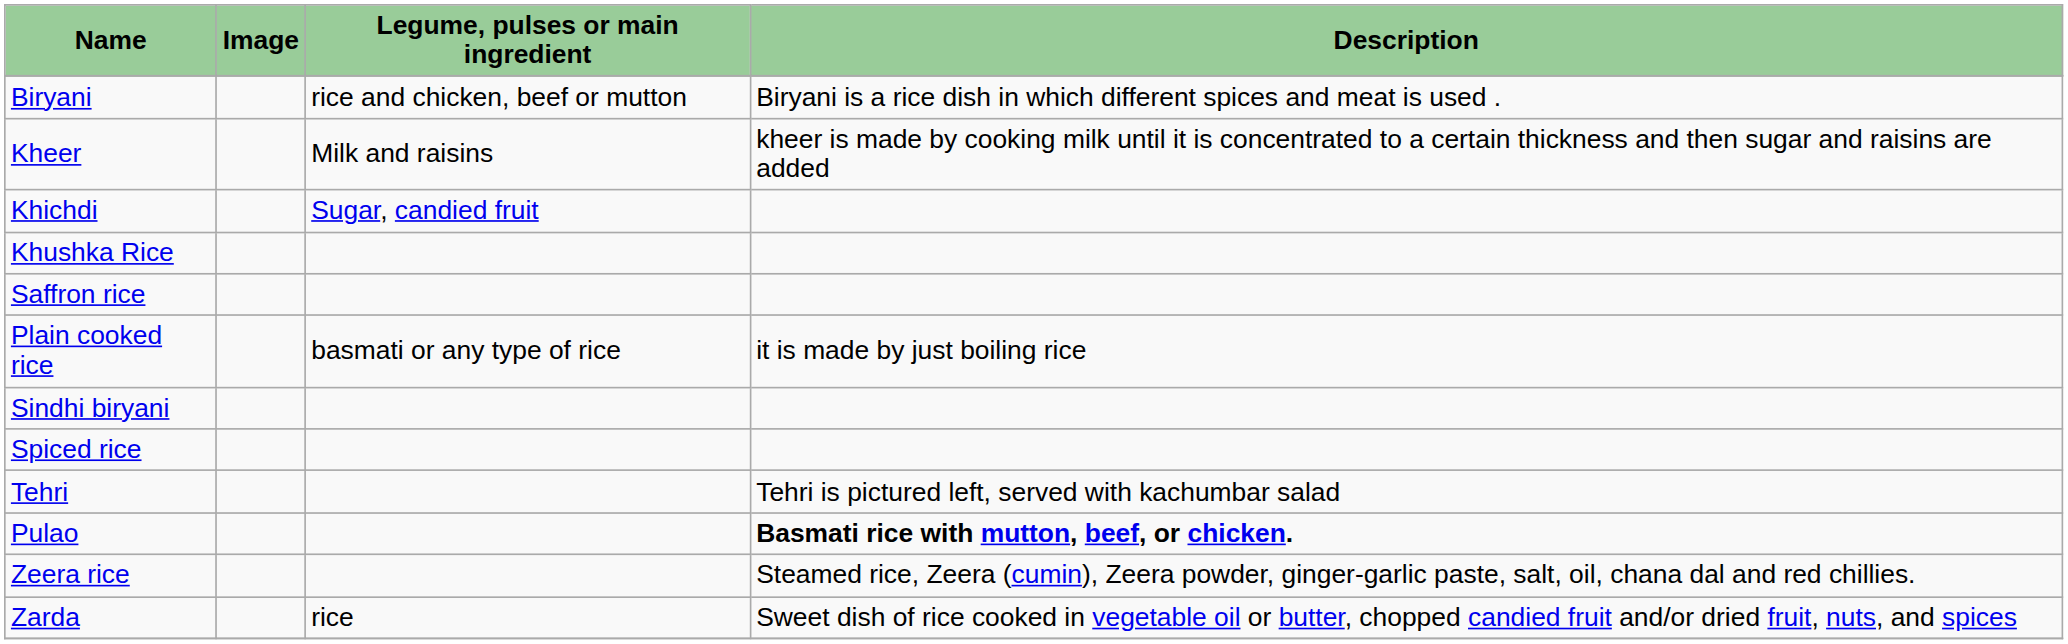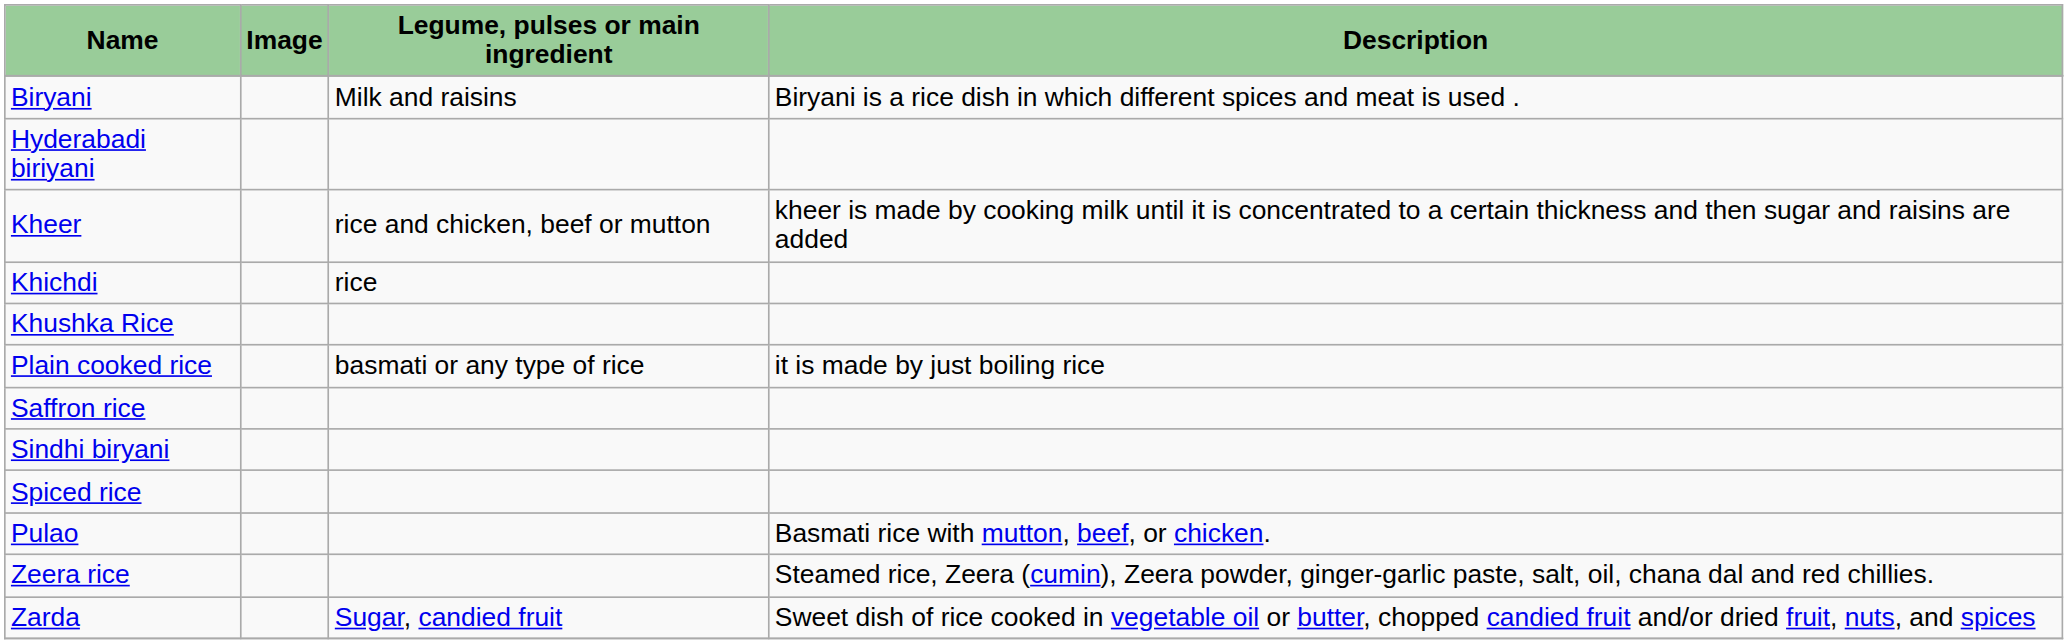(499, 97) rice and chicken, beef or mutton -> (426, 97) Milk and raisins
+ row: (78, 153)
(402, 153) Milk and raisins -> (523, 225) rice and chicken, beef or mutton
(425, 210) Sugar, candied fruit -> (356, 282) rice
rows swapped: (86, 350) <-> (78, 294)
- row: (40, 491)
(1025, 533) bold -> (1023, 533) normal
(332, 616) rice -> (449, 616) Sugar, candied fruit
